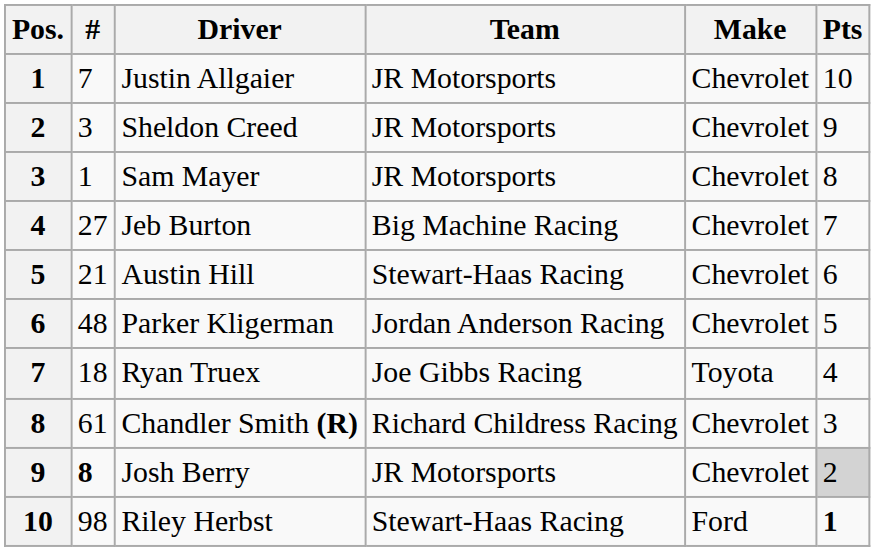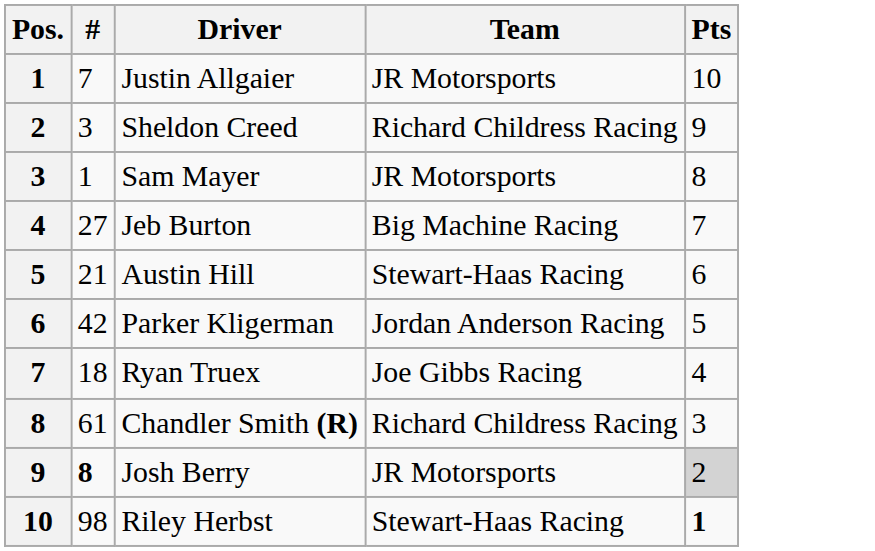- column: (750, 29)
(464, 127) JR Motorsports -> (525, 127) Richard Childress Racing
(93, 323) 48 -> (93, 323) 42
